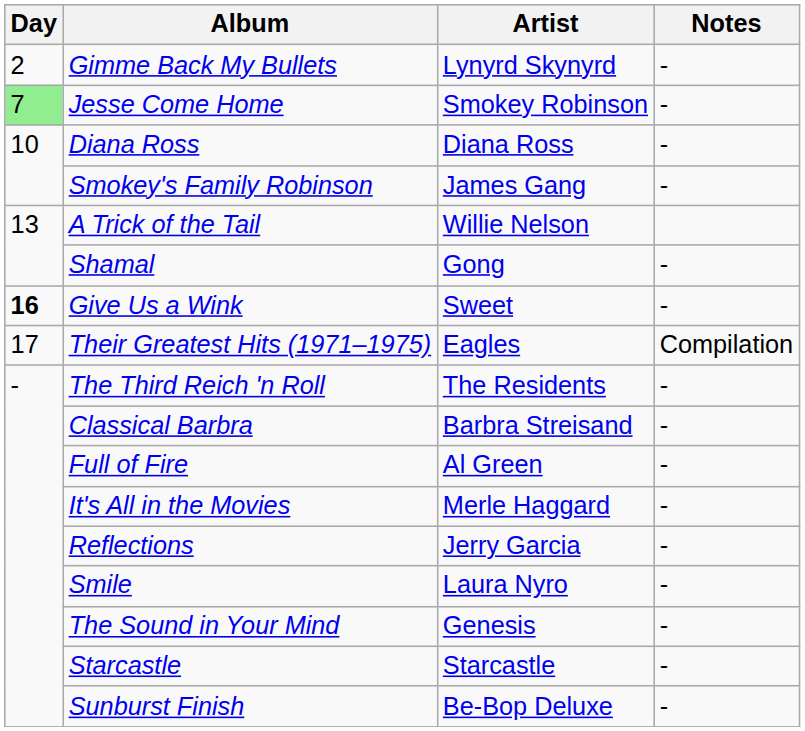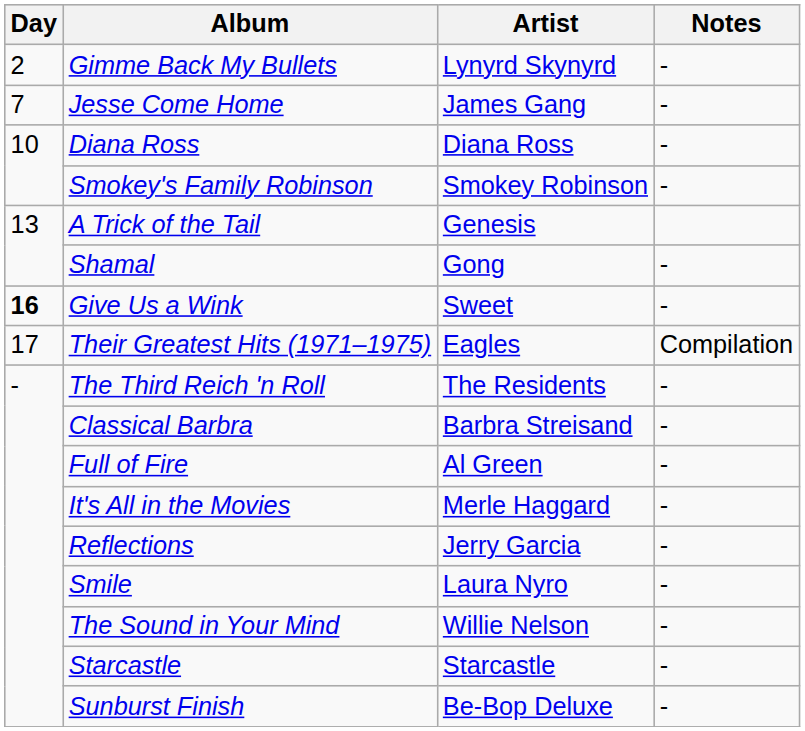(18, 104) lightgreen background -> (18, 104) no background
(545, 104) Smokey Robinson -> (515, 104) James Gang
(515, 184) James Gang -> (545, 184) Smokey Robinson
(516, 225) Willie Nelson -> (489, 225) Genesis
(489, 625) Genesis -> (516, 625) Willie Nelson
